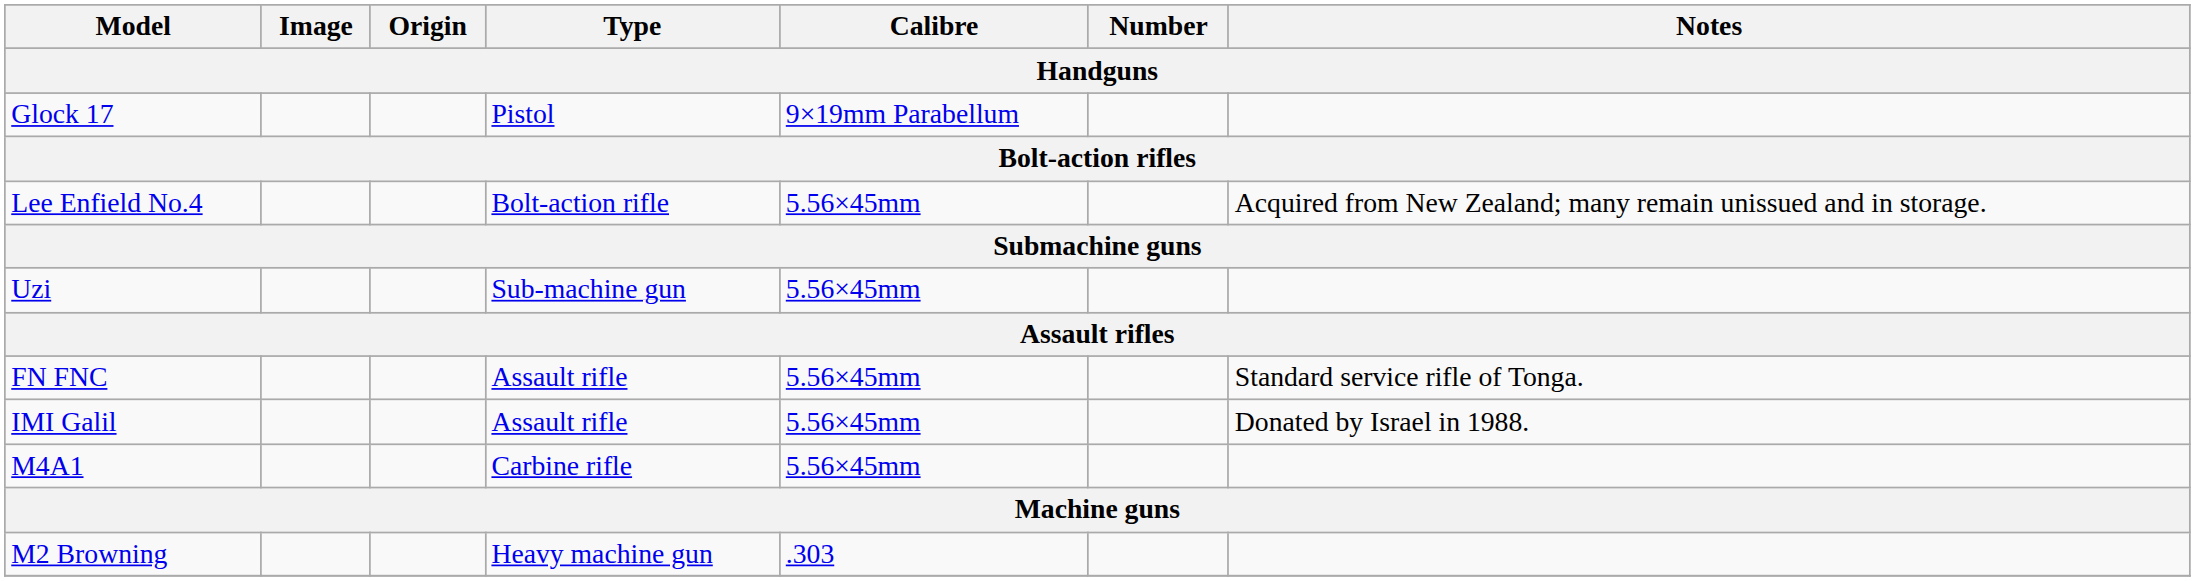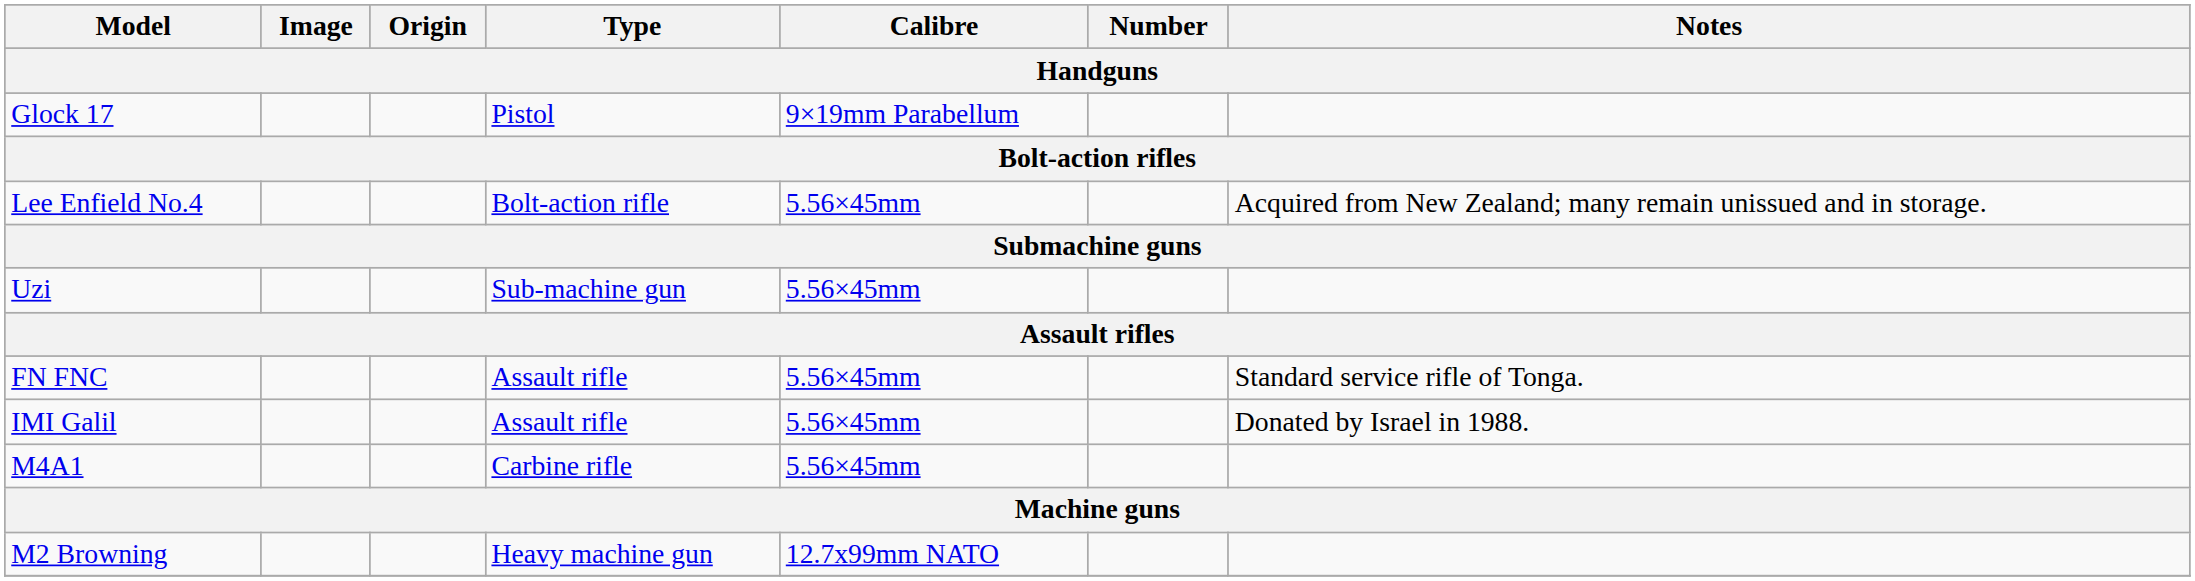(810, 553) .303 -> (892, 553) 12.7x99mm NATO
